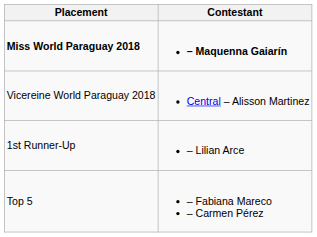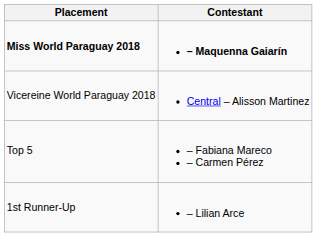rows swapped: (41, 145) <-> (20, 201)
